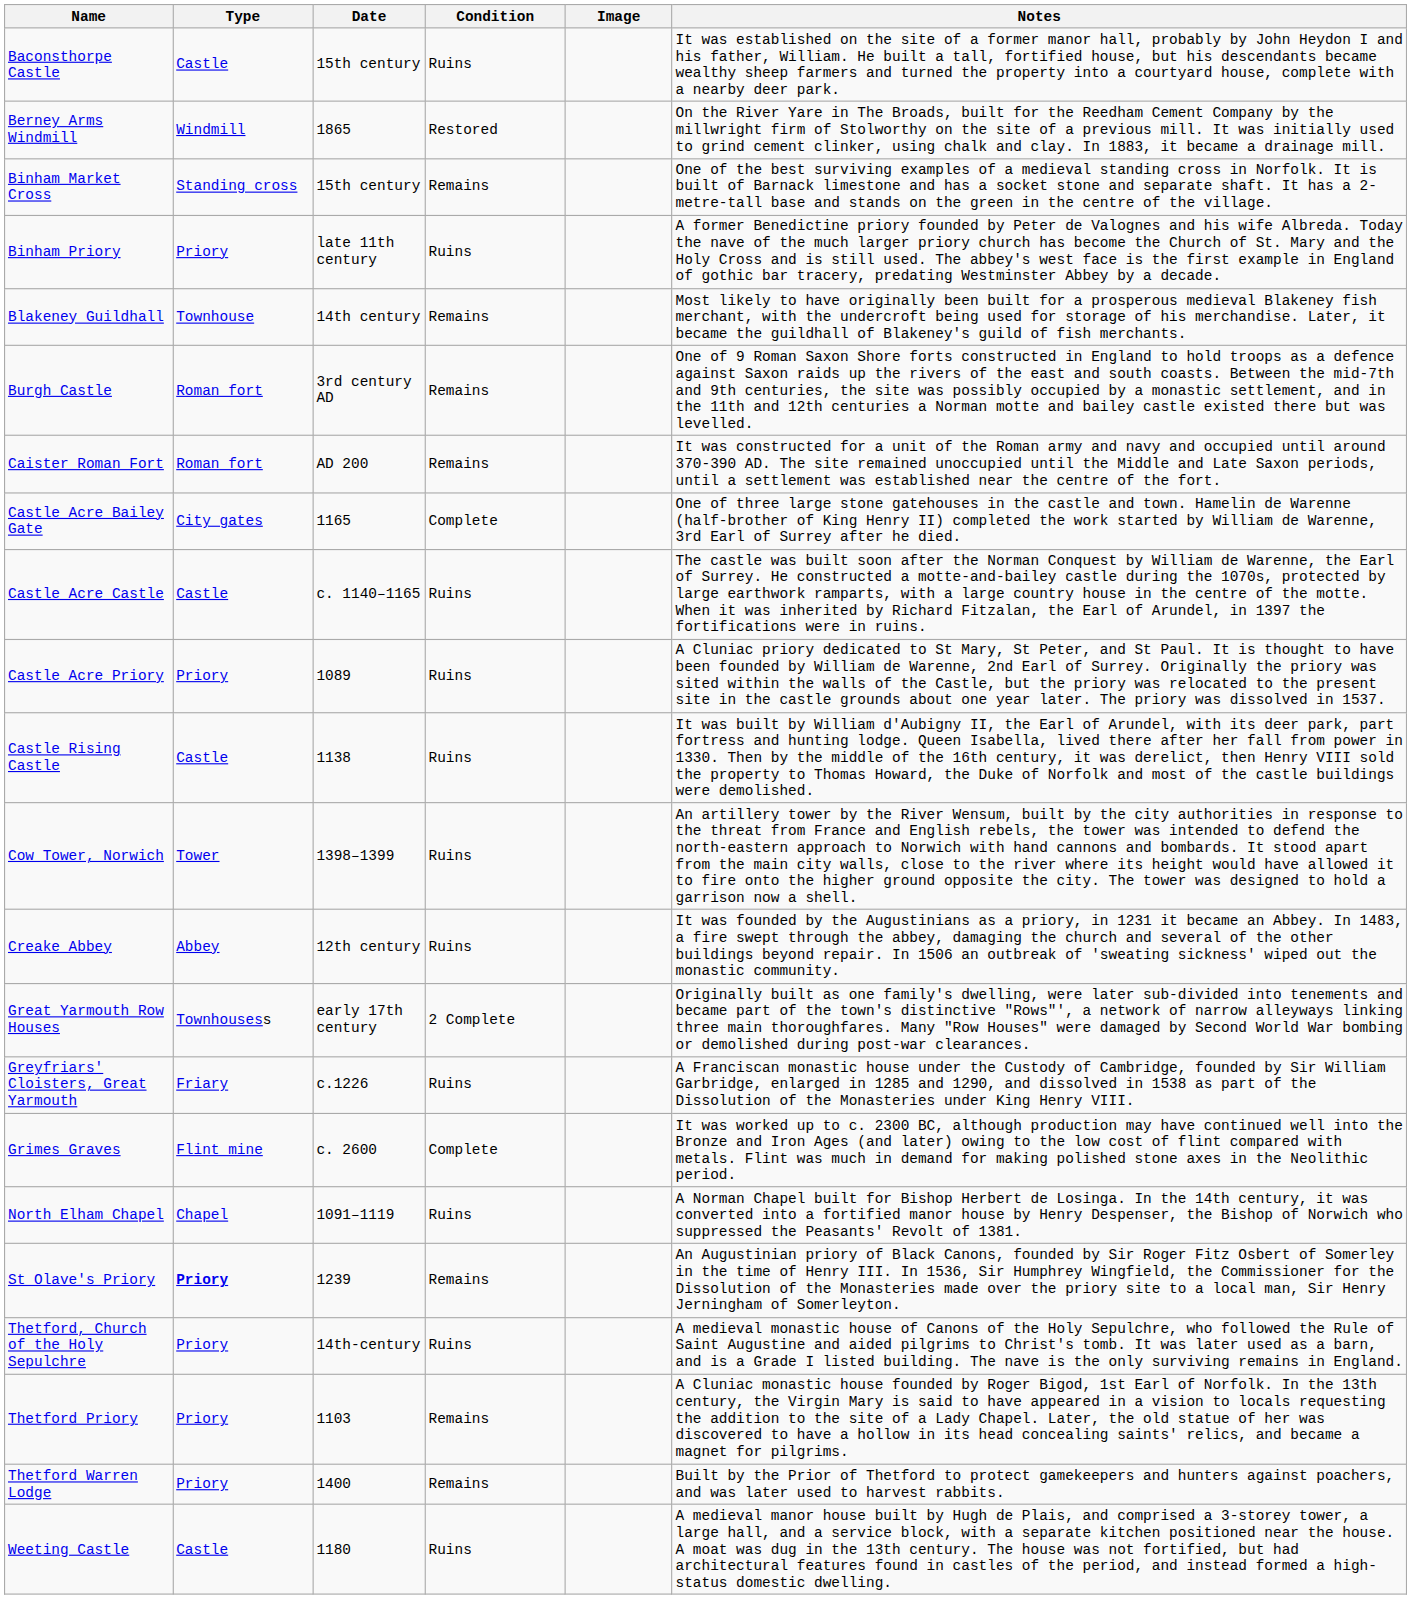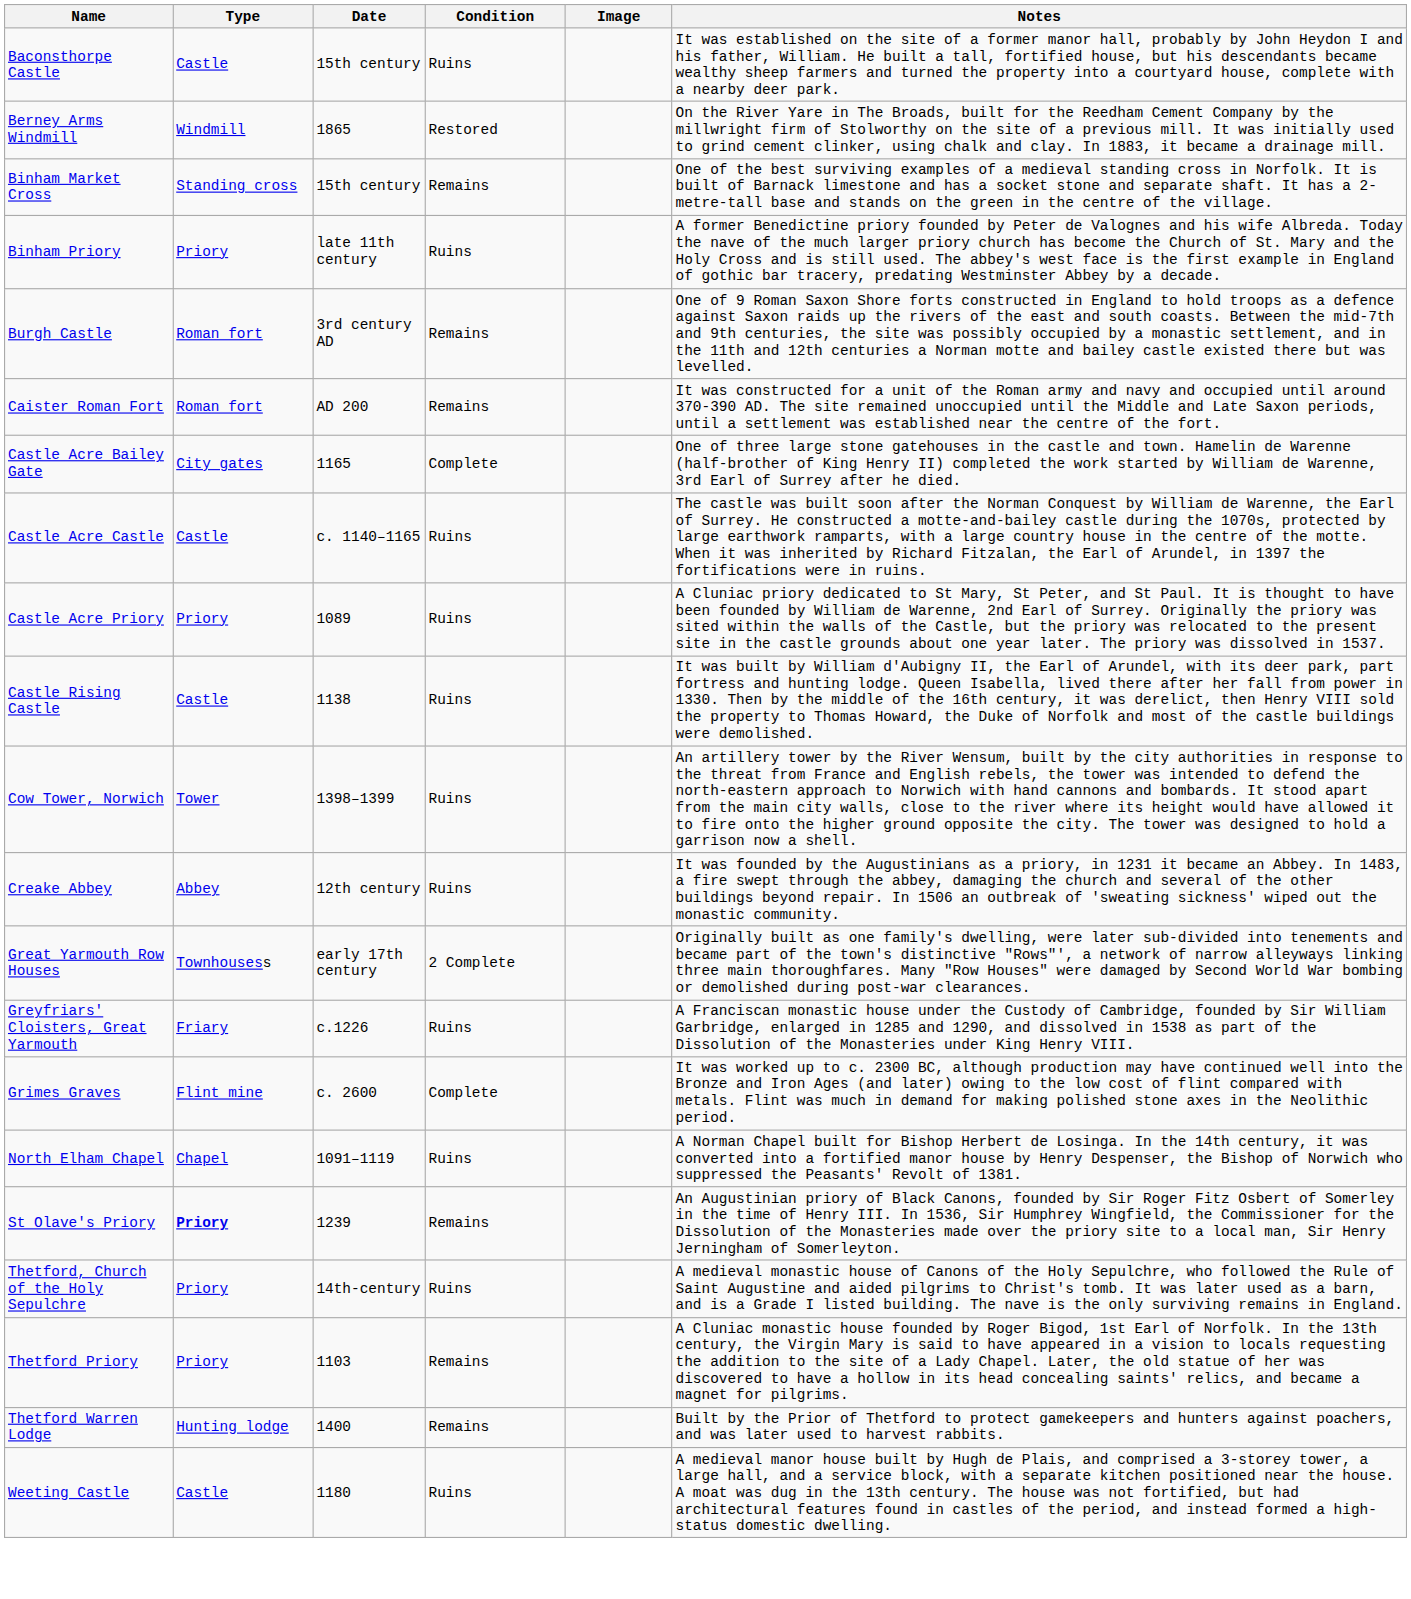- row: (86, 317)
(202, 1484) Priory -> (232, 1427) Hunting lodge
